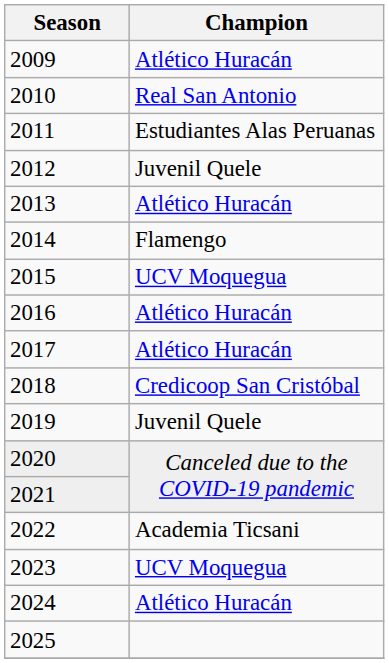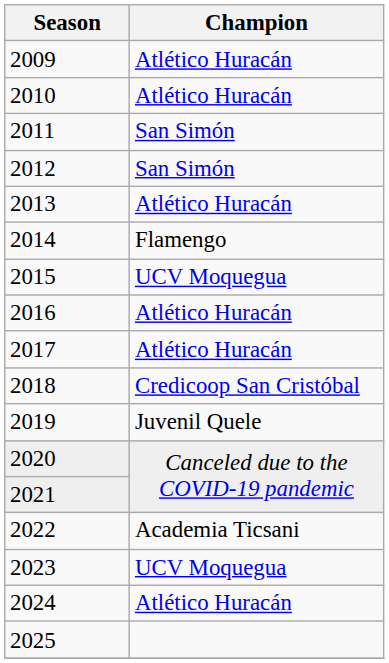(216, 95) Real San Antonio -> (213, 95) Atlético Huracán
(255, 131) Estudiantes Alas Peruanas -> (185, 131) San Simón
(198, 167) Juvenil Quele -> (185, 167) San Simón
